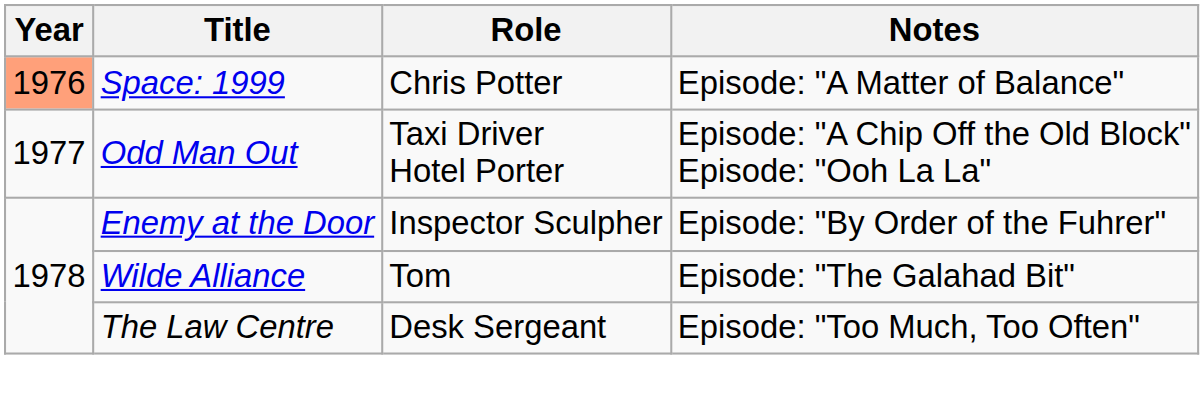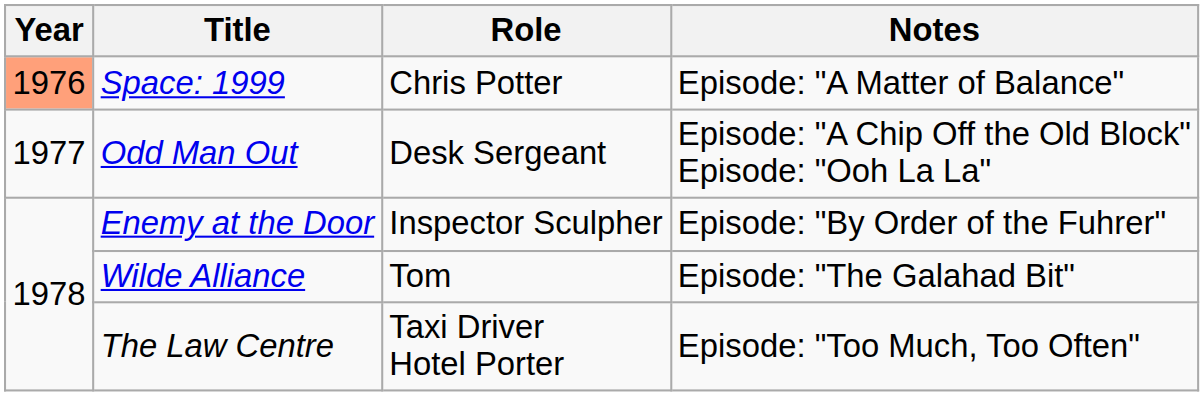(477, 152) Taxi Driver Hotel Porter -> (498, 152) Desk Sergeant
(498, 327) Desk Sergeant -> (477, 345) Taxi Driver Hotel Porter
